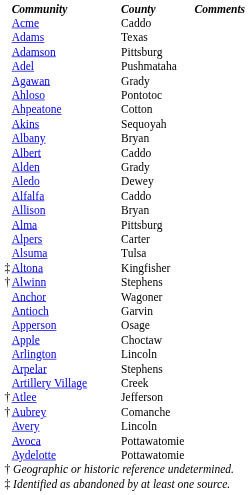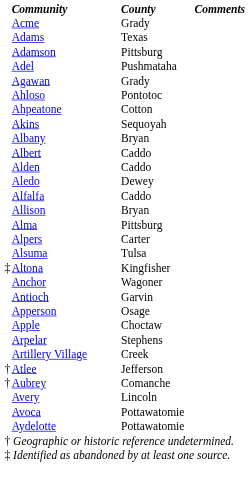(136, 23) Caddo -> (135, 23) Grady
(135, 167) Grady -> (136, 167) Caddo
- row: (29, 282)
- row: (34, 354)
